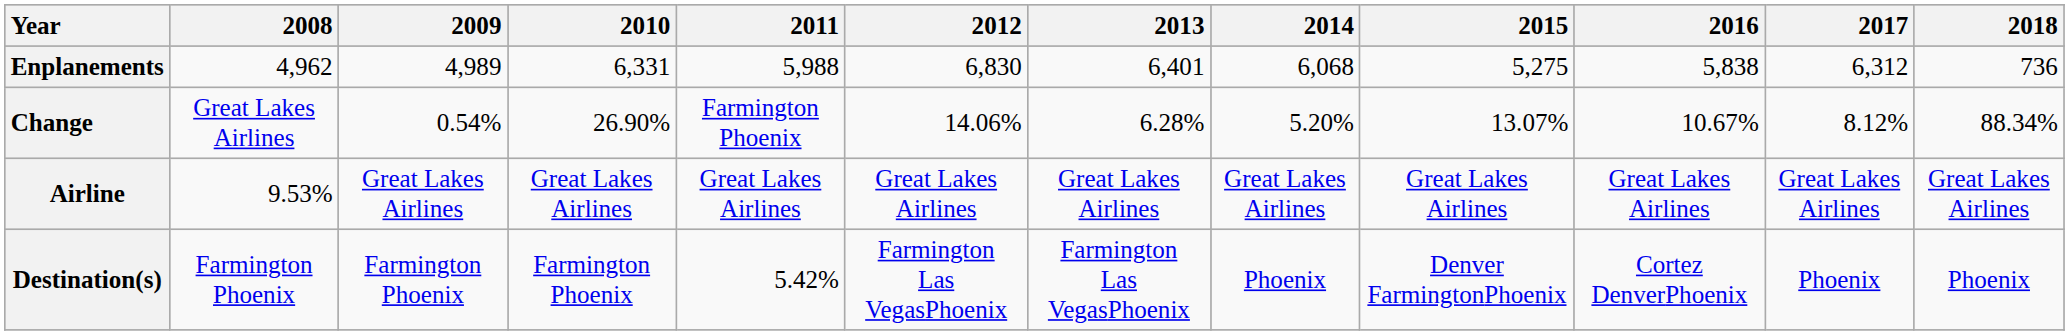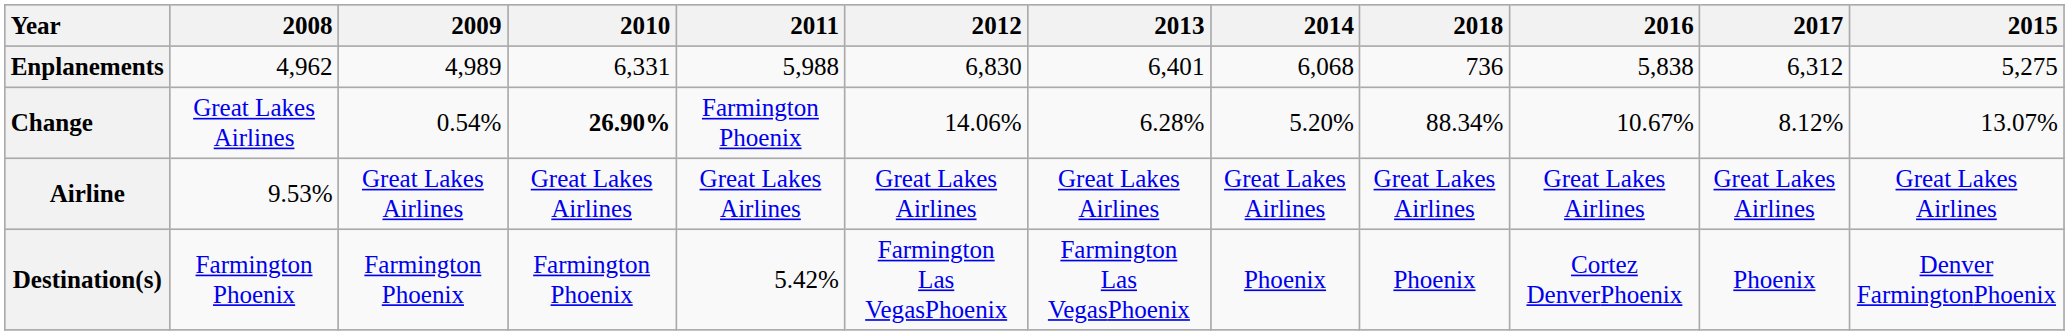columns swapped: (1543, 25) <-> (2033, 25)
(632, 122) normal -> (629, 122) bold
